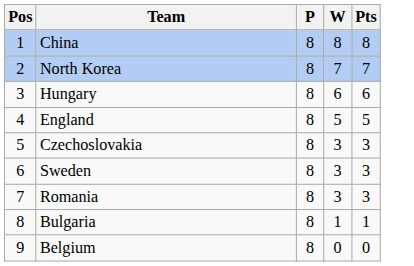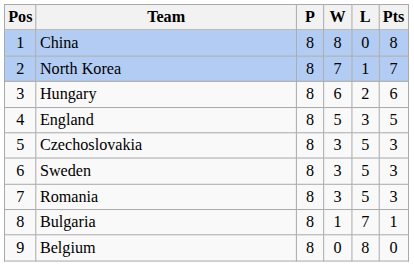+ column: (365, 17)
